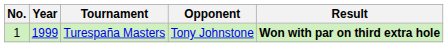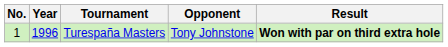(45, 33) 1999 -> (45, 33) 1996
